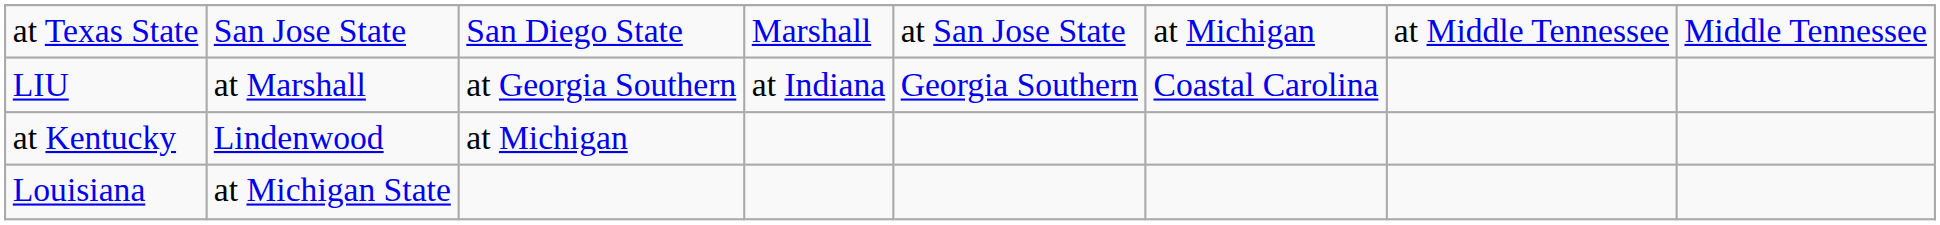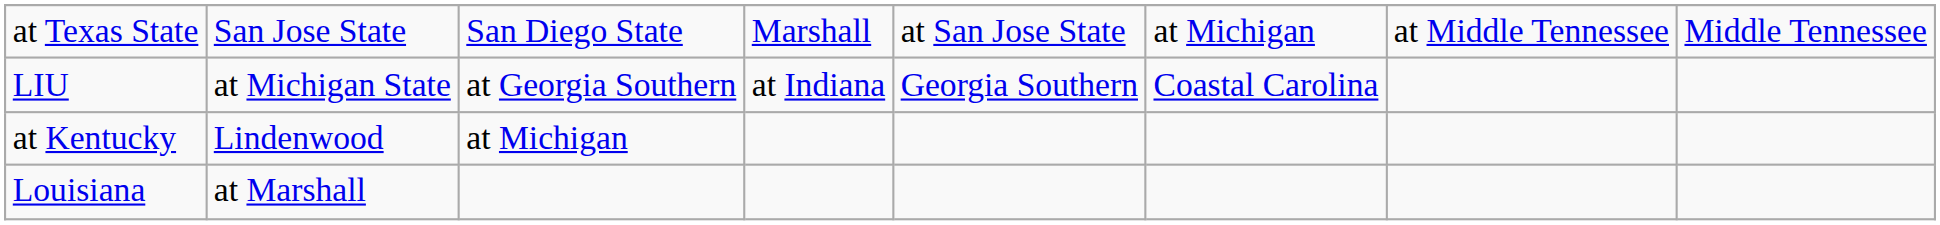(290, 84) at Marshall -> (332, 84) at Michigan State
(332, 191) at Michigan State -> (290, 191) at Marshall
